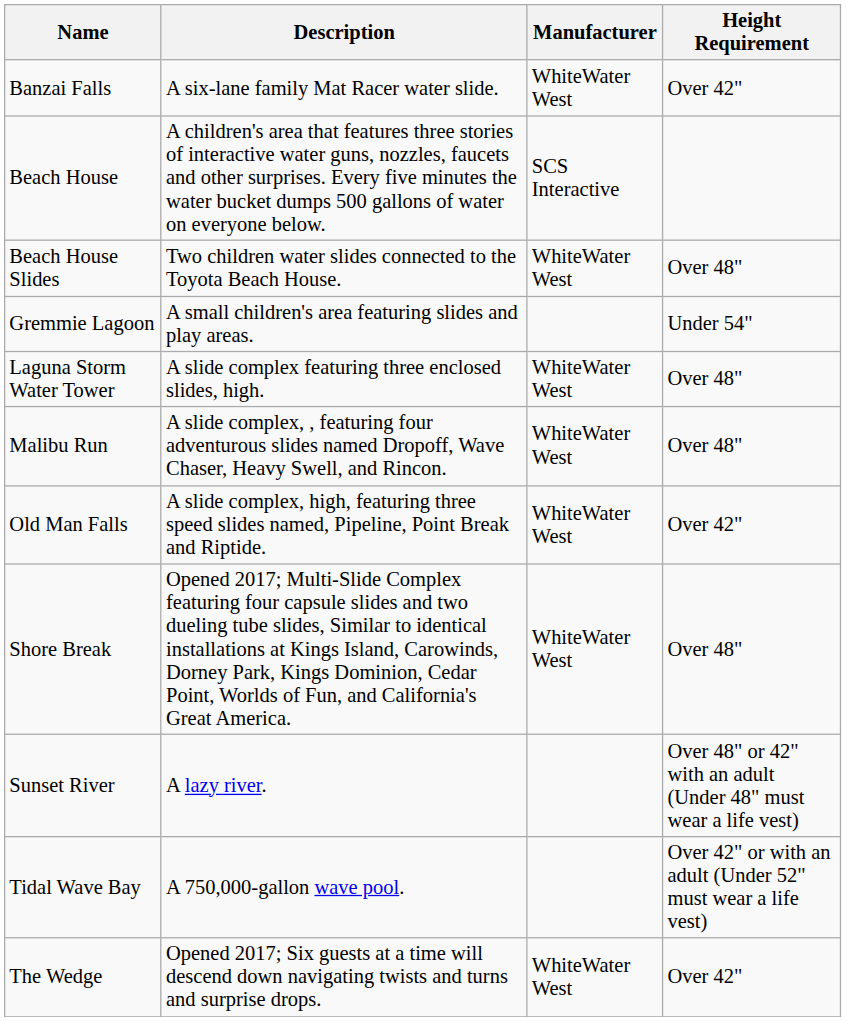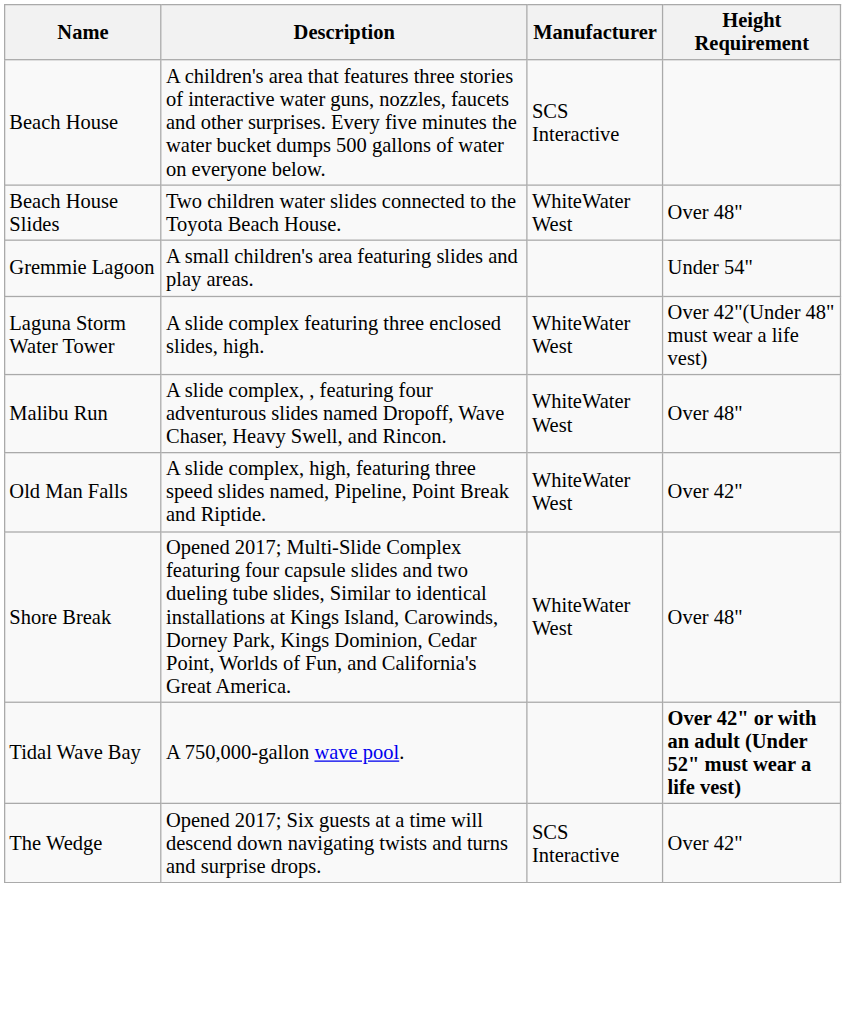- row: (60, 87)
(705, 378) Over 48" -> (751, 334) Over 42"(Under 48" must wear a life vest)
- row: (62, 785)
(749, 886) normal -> (742, 752) bold
(581, 977) WhiteWater West -> (576, 842) SCS Interactive
